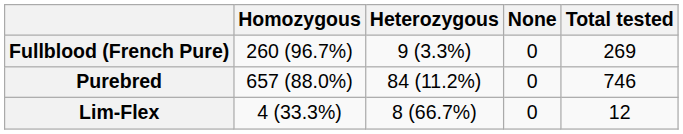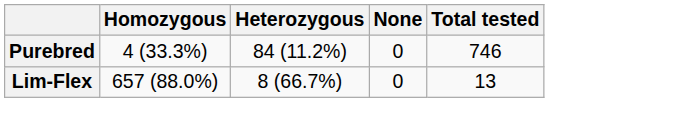- row: (119, 50)
(300, 81) 657 (88.0%) -> (165, 50) 4 (33.3%)
(300, 112) 4 (33.3%) -> (165, 81) 657 (88.0%)
(620, 112) 12 -> (485, 81) 13
